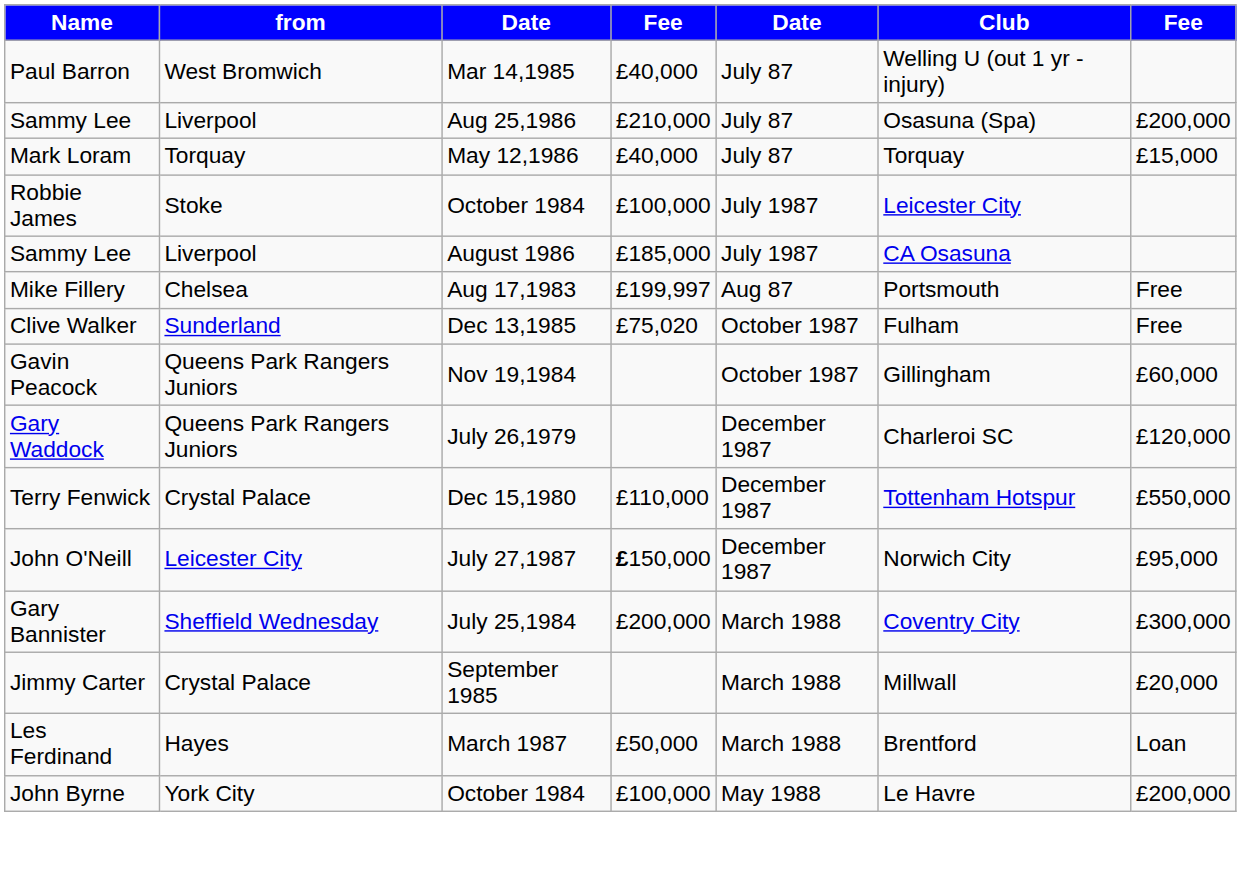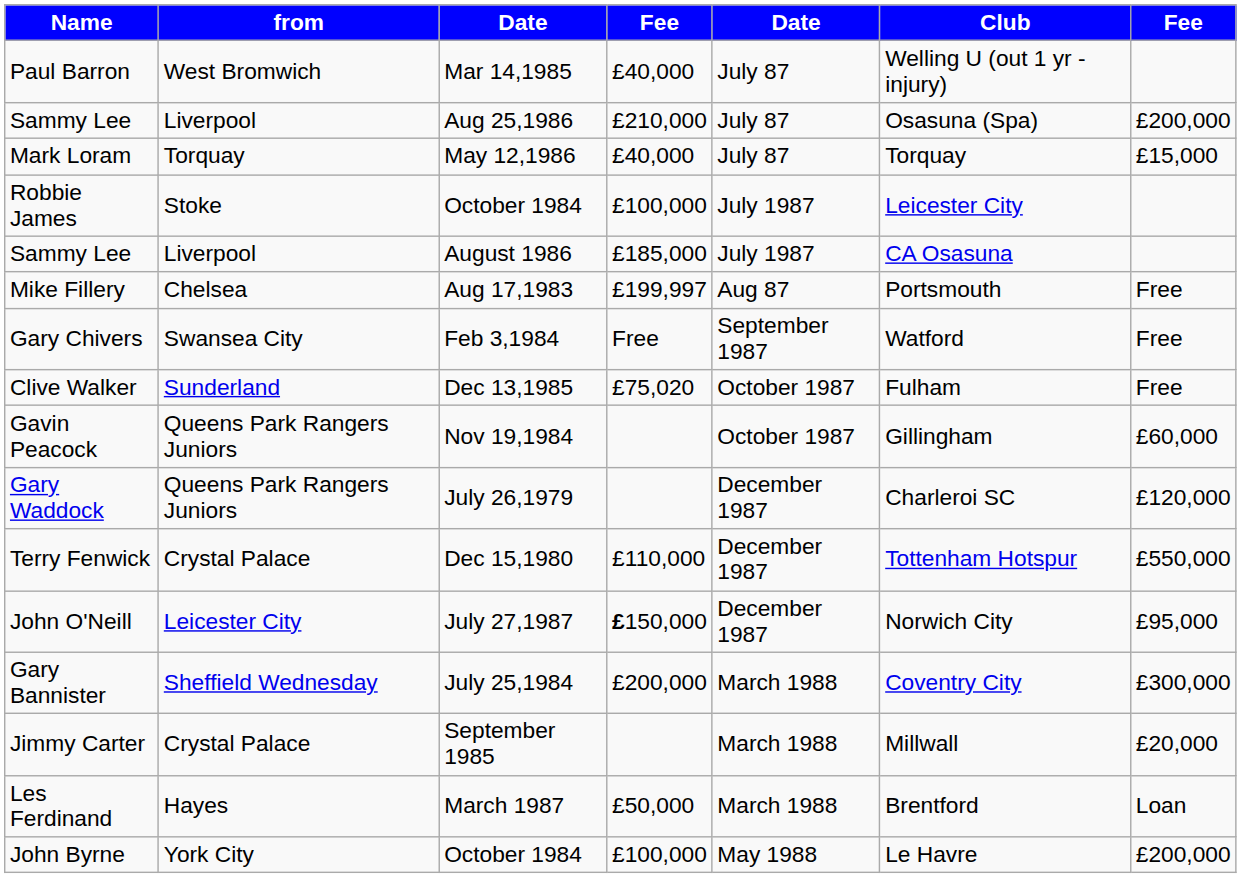+ row: (76, 338)
